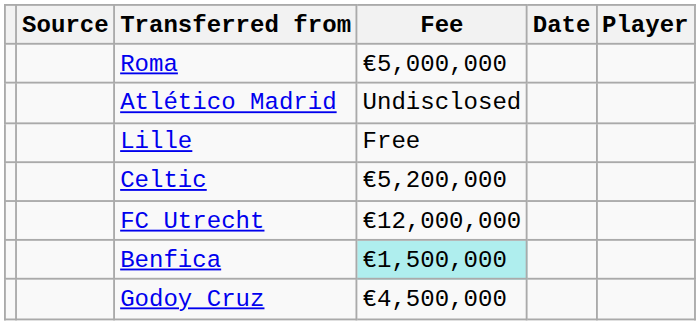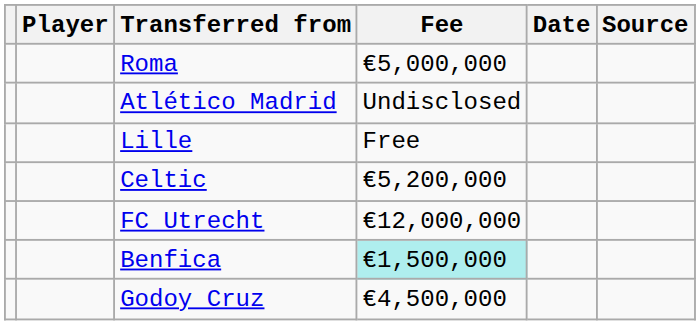columns swapped: (645, 25) <-> (65, 25)
